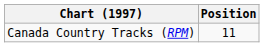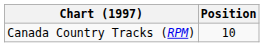(229, 33) 11 -> (229, 33) 10
